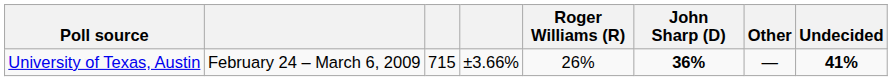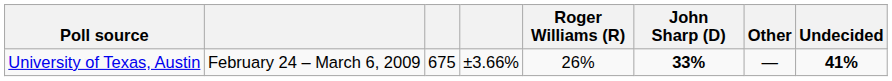(442, 62) 715 -> (442, 62) 675
(689, 62) 36% -> (689, 62) 33%
